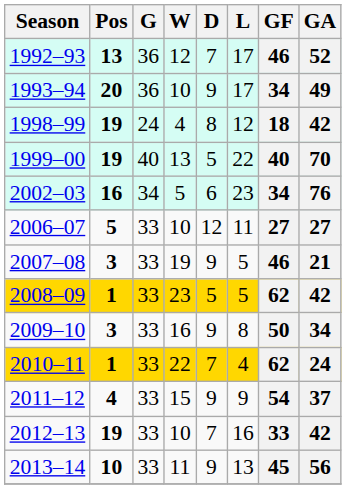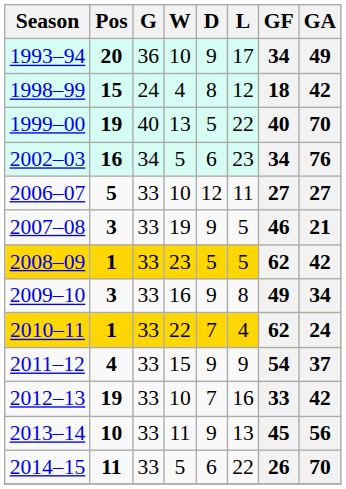- row: (47, 55)
(111, 124) 19 -> (111, 90) 15
(279, 329) 50 -> (279, 295) 49
+ row: (47, 466)
